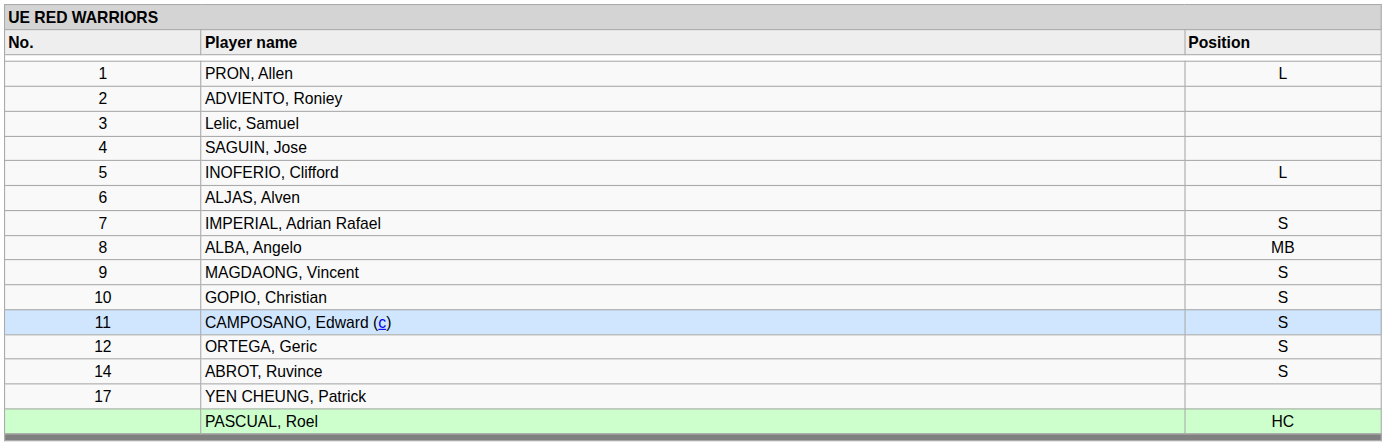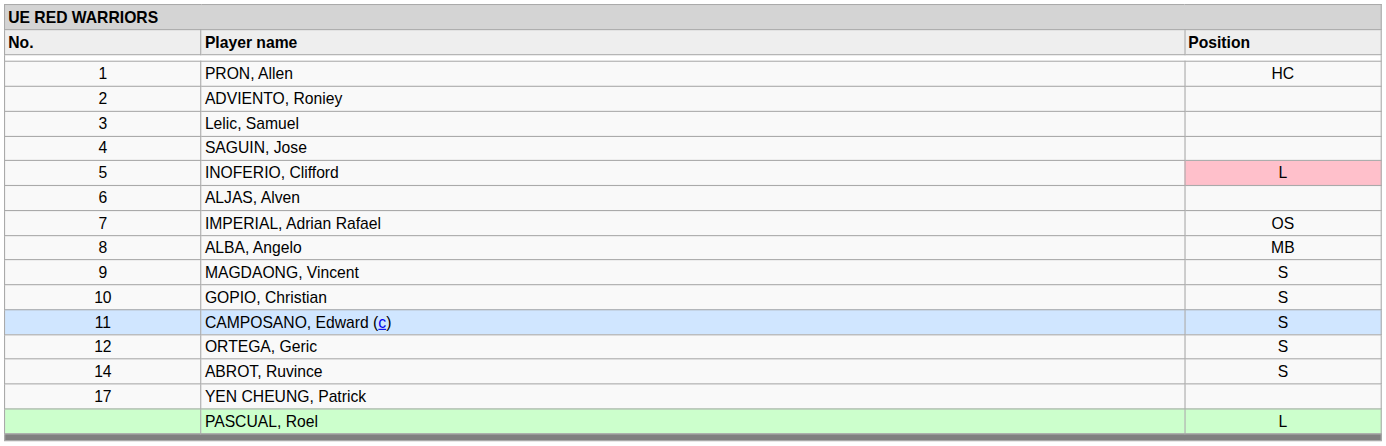(1283, 74) L -> (1283, 74) HC
(1283, 173) no background -> (1283, 173) pink background
(1283, 223) S -> (1283, 223) OS
(1283, 421) HC -> (1283, 421) L
